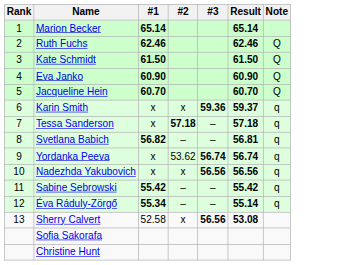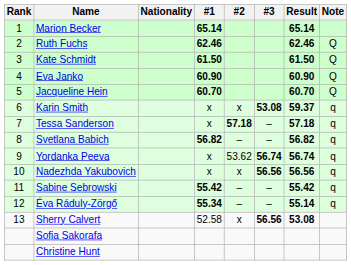+ column: (166, 12)
(213, 108) 59.36 -> (269, 108) 53.08
(246, 140) 56.81 -> (302, 140) 56.82
